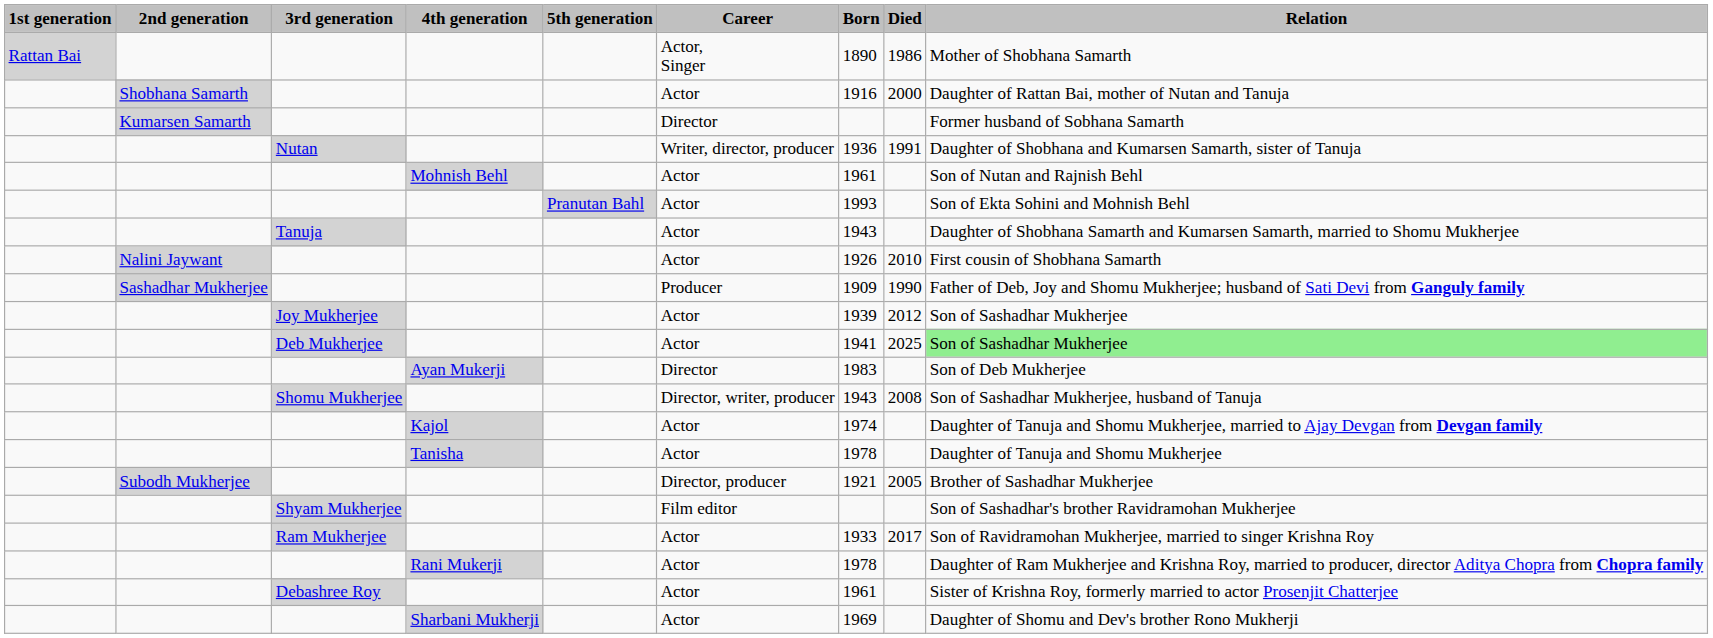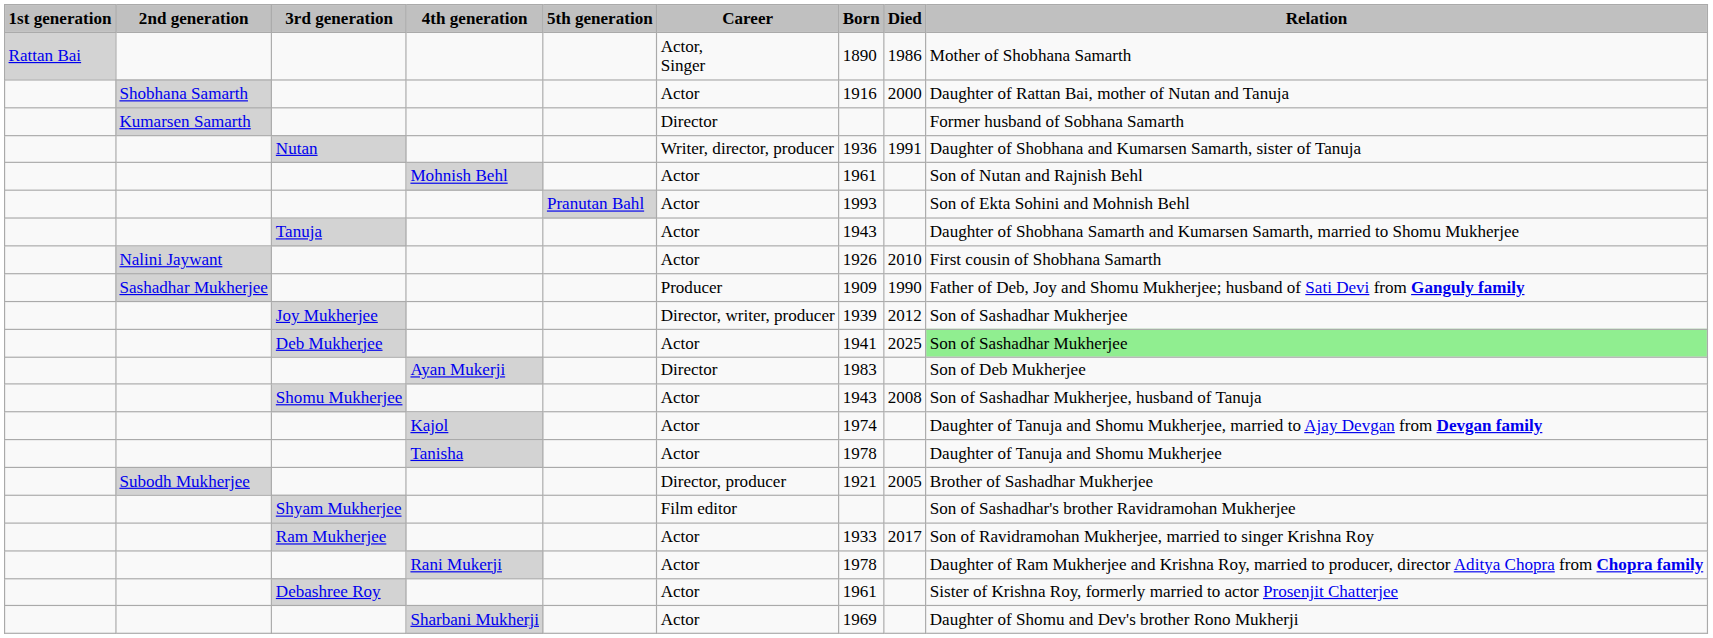(680, 314) Actor -> (748, 314) Director, writer, producer
(748, 397) Director, writer, producer -> (680, 397) Actor
